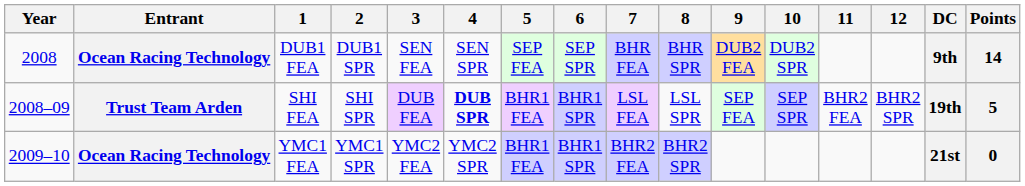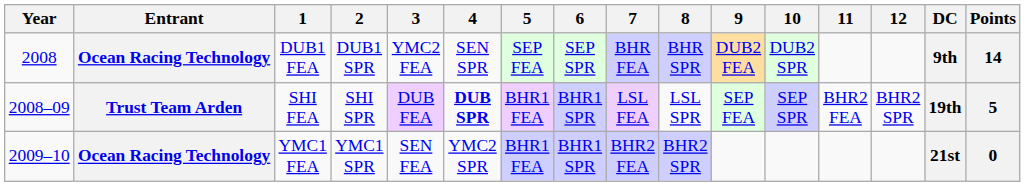(416, 57) SEN FEA -> (416, 57) YMC2 FEA
(416, 155) YMC2 FEA -> (416, 155) SEN FEA
